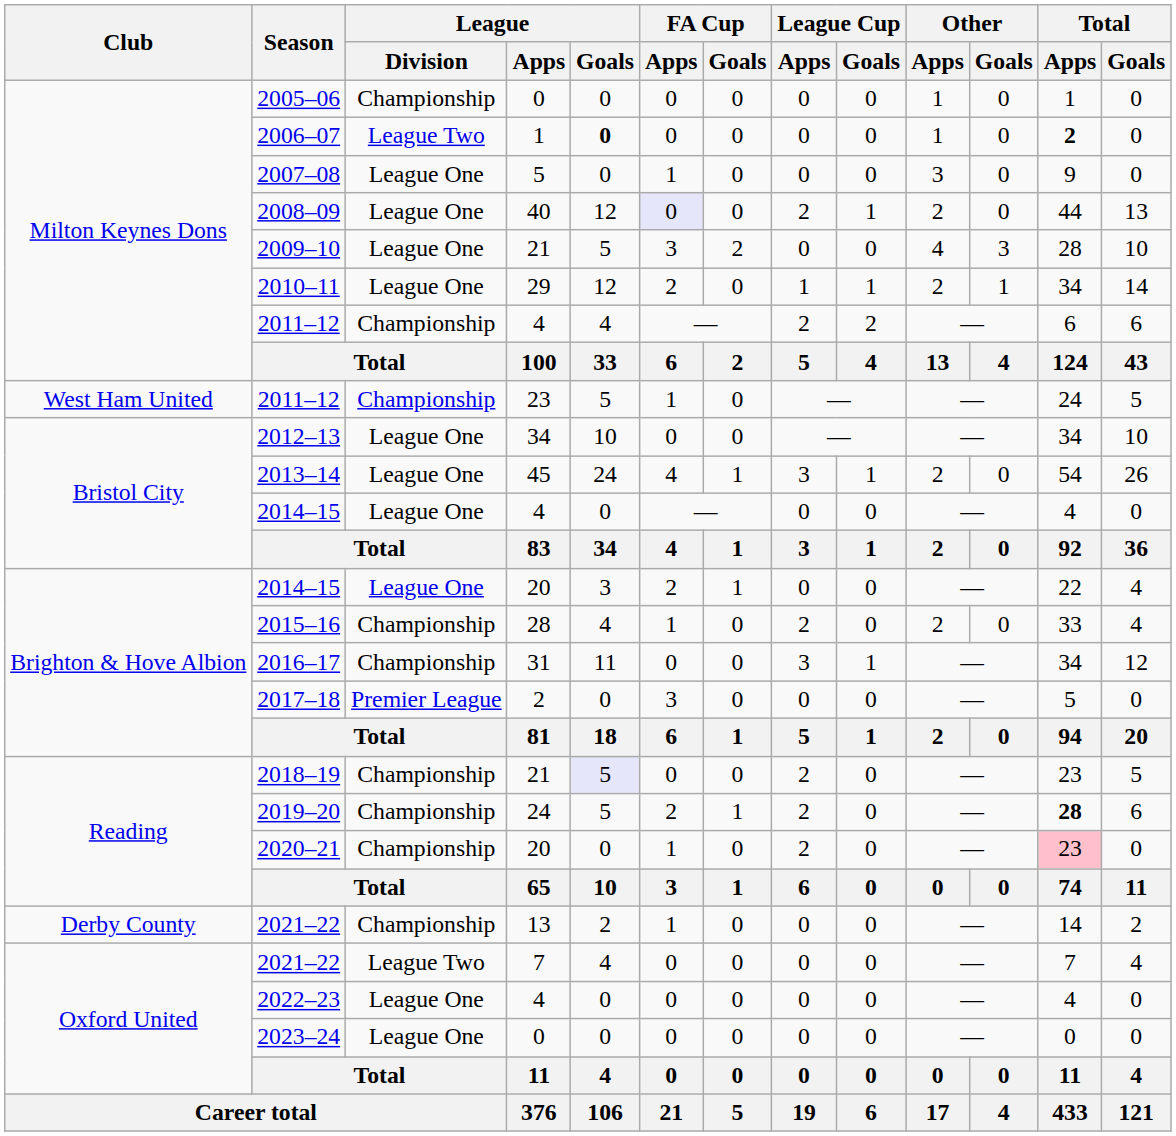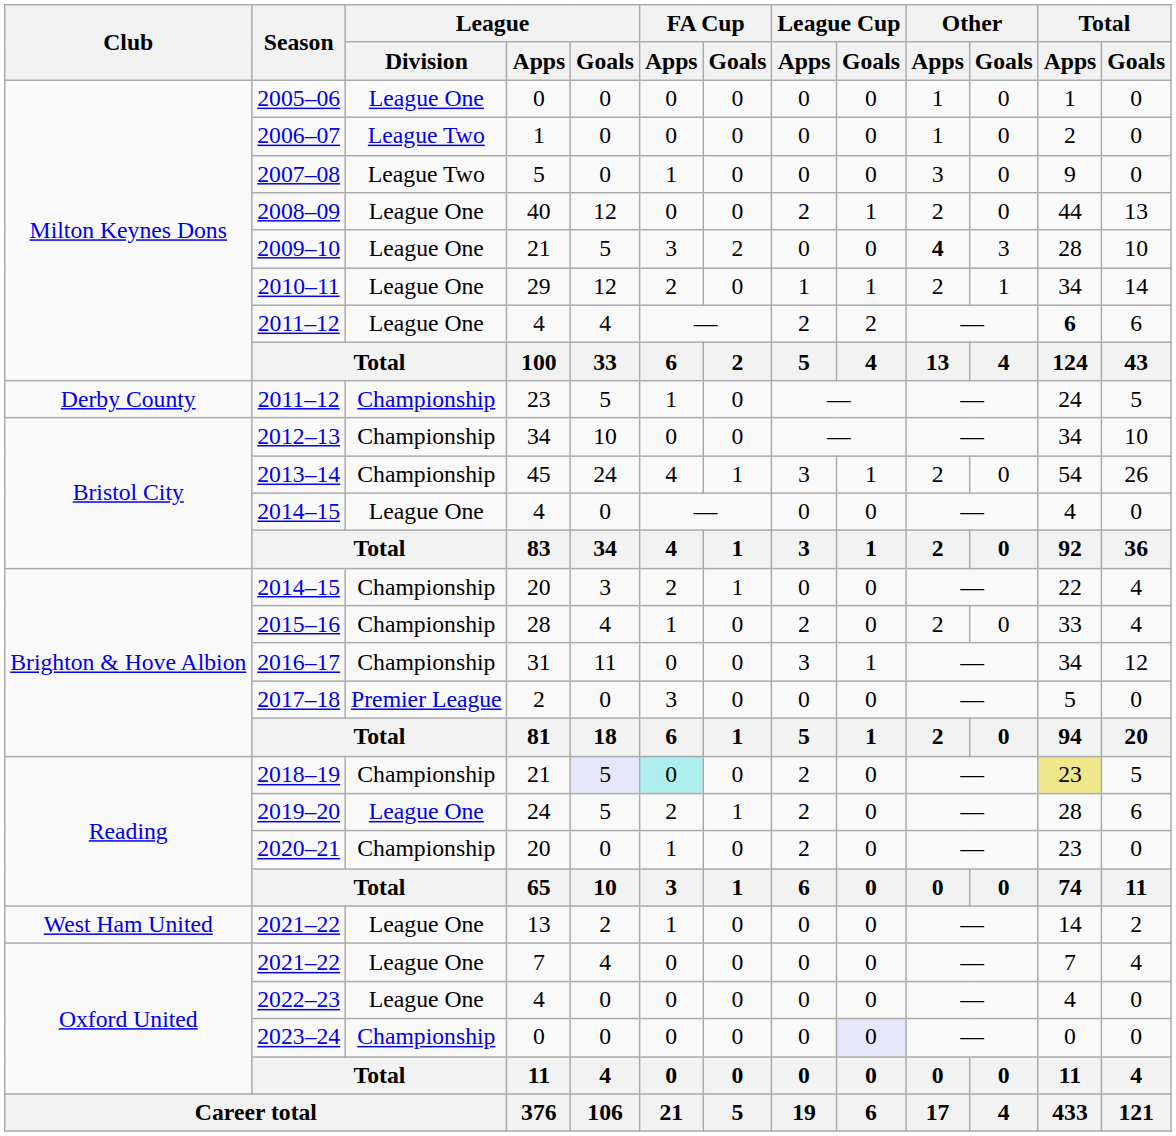(426, 98) Championship -> (426, 98) League One
(605, 135) bold -> (605, 135) normal
(1070, 135) bold -> (1070, 135) normal
(426, 173) League One -> (426, 173) League Two
(671, 211) lavender background -> (671, 211) no background
(938, 248) normal -> (938, 248) bold
(426, 323) Championship -> (426, 323) League One
(1070, 323) normal -> (1070, 323) bold
(128, 398) West Ham United -> (128, 398) Derby County
(426, 436) League One -> (426, 436) Championship
(426, 473) League One -> (426, 473) Championship
(426, 586) League One -> (426, 586) Championship
(671, 774) no background -> (671, 774) paleturquoise background
(1070, 774) no background -> (1070, 774) khaki background
(426, 811) Championship -> (426, 811) League One
(1070, 811) bold -> (1070, 811) normal
(1070, 849) pink background -> (1070, 849) no background
(128, 924) Derby County -> (128, 924) West Ham United
(426, 924) Championship -> (426, 924) League One
(426, 962) League Two -> (426, 962) League One
(426, 1037) League One -> (426, 1037) Championship
(871, 1037) no background -> (871, 1037) lavender background
